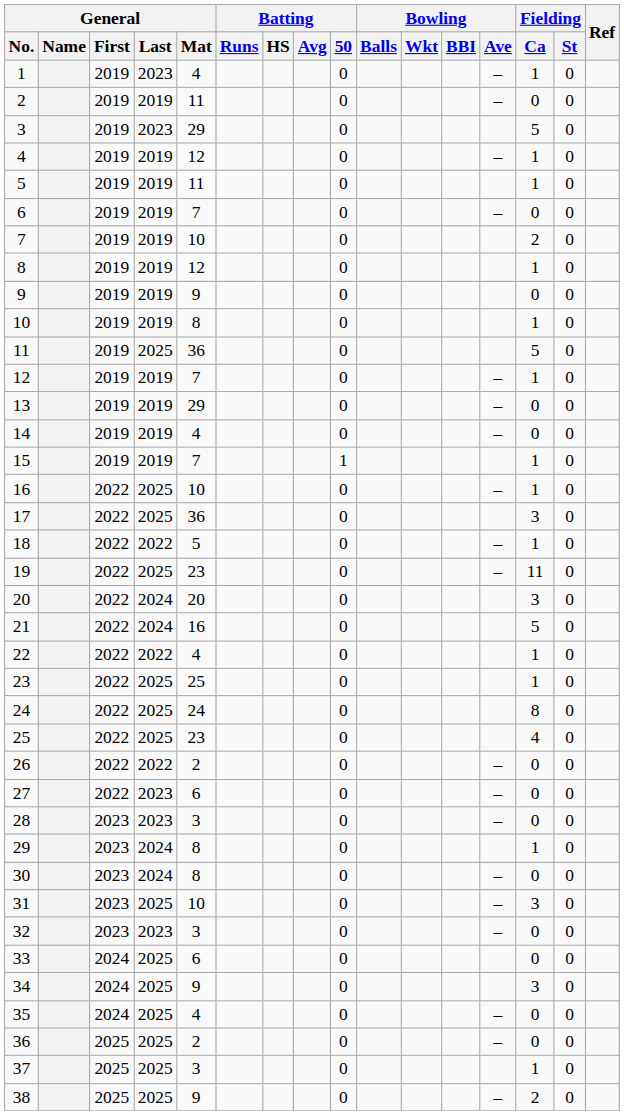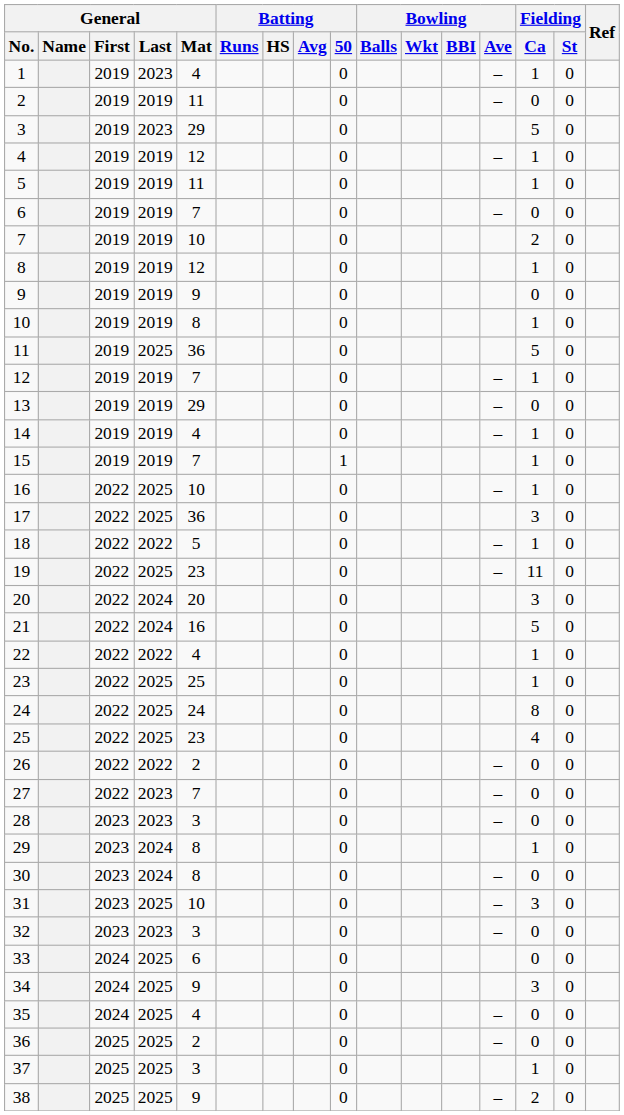(535, 433) 0 -> (535, 433) 1
(196, 792) 6 -> (196, 792) 7
